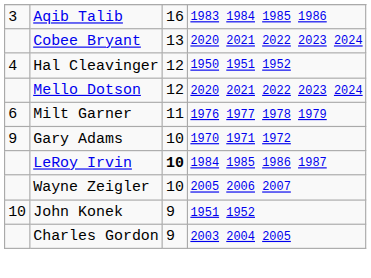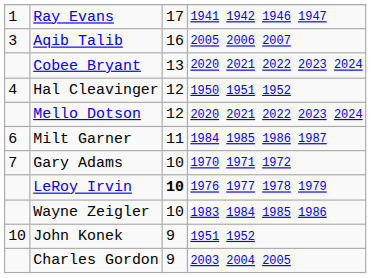+ row: (74, 17)
(259, 17) 1983 1984 1985 1986 -> (241, 41) 2005 2006 2007
(259, 114) 1976 1977 1978 1979 -> (259, 139) 1984 1985 1986 1987
(13, 139) 9 -> (13, 163) 7
(259, 163) 1984 1985 1986 1987 -> (259, 187) 1976 1977 1978 1979
(241, 187) 2005 2006 2007 -> (259, 212) 1983 1984 1985 1986
